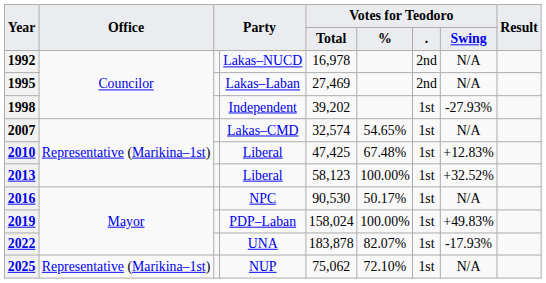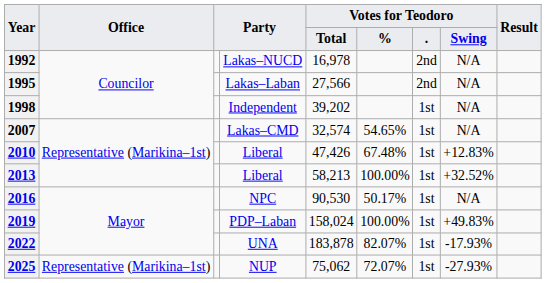(331, 84) 27,469 -> (331, 84) 27,566
(469, 107) -27.93% -> (469, 107) N/A
(331, 153) 47,425 -> (331, 153) 47,426
(331, 175) 58,123 -> (331, 175) 58,213
(385, 267) 72.10% -> (385, 267) 72.07%
(469, 267) N/A -> (469, 267) -27.93%
